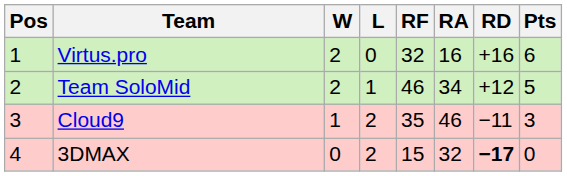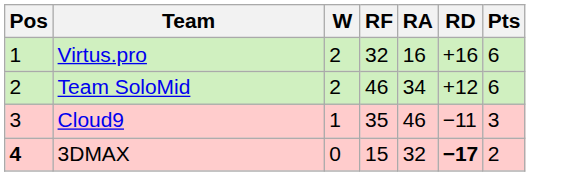- column: (378, 21)
(530, 87) 5 -> (494, 87) 6
(15, 154) normal -> (15, 154) bold
(530, 154) 0 -> (494, 154) 2
